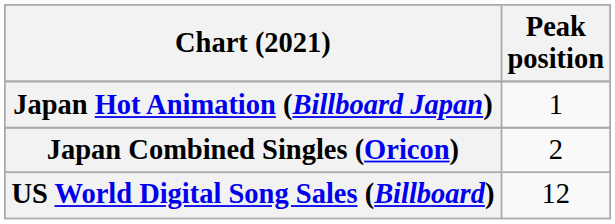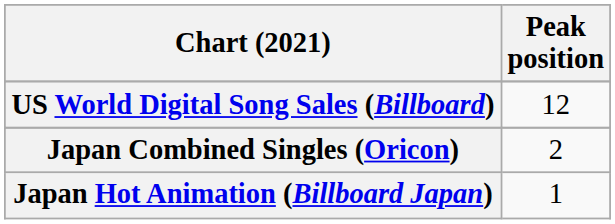rows swapped: (253, 104) <-> (253, 194)
